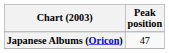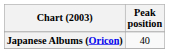(145, 40) 47 -> (145, 40) 40
